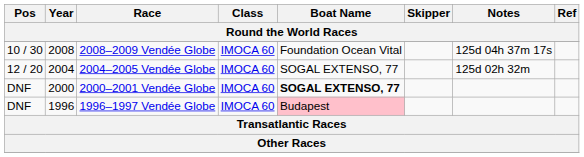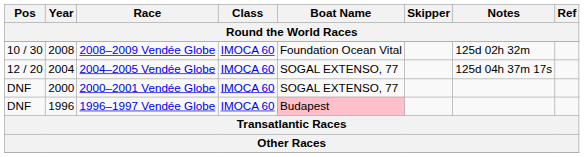(504, 50) 125d 04h 37m 17s -> (493, 50) 125d 02h 32m
(493, 69) 125d 02h 32m -> (504, 69) 125d 04h 37m 17s
(340, 87) bold -> (339, 87) normal
